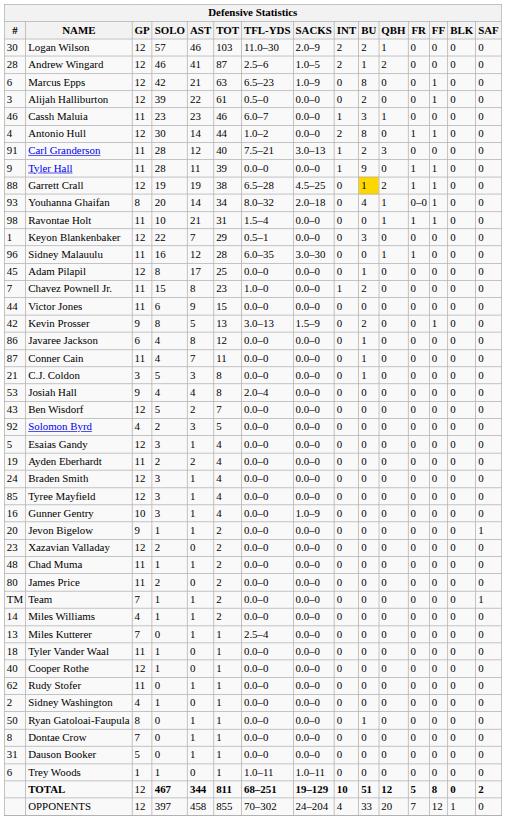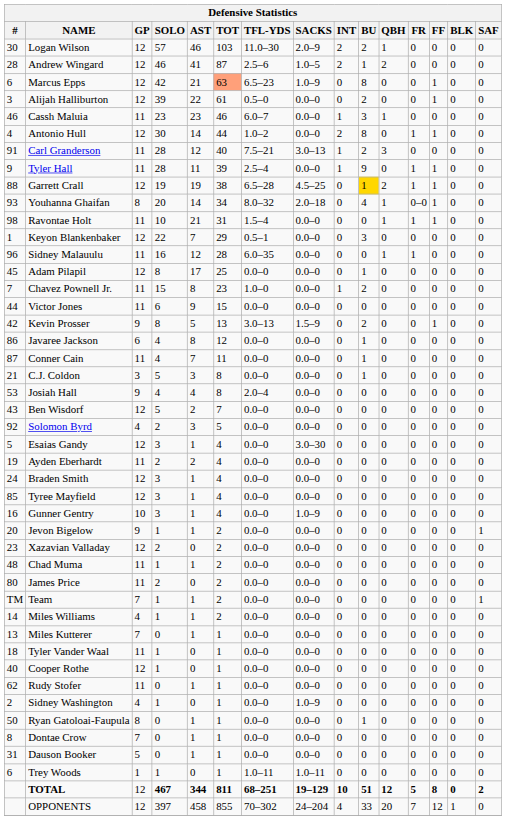(222, 82) no background -> (222, 82) lightsalmon background
(256, 168) 0.0–0 -> (256, 168) 2.5–4
(310, 254) 3.0–30 -> (308, 254) 0.0–0
(308, 444) 0.0–0 -> (310, 444) 3.0–30
(256, 634) 2.5–4 -> (256, 634) 0.0–0
(308, 703) 0.0–0 -> (308, 703) 1.0–9
